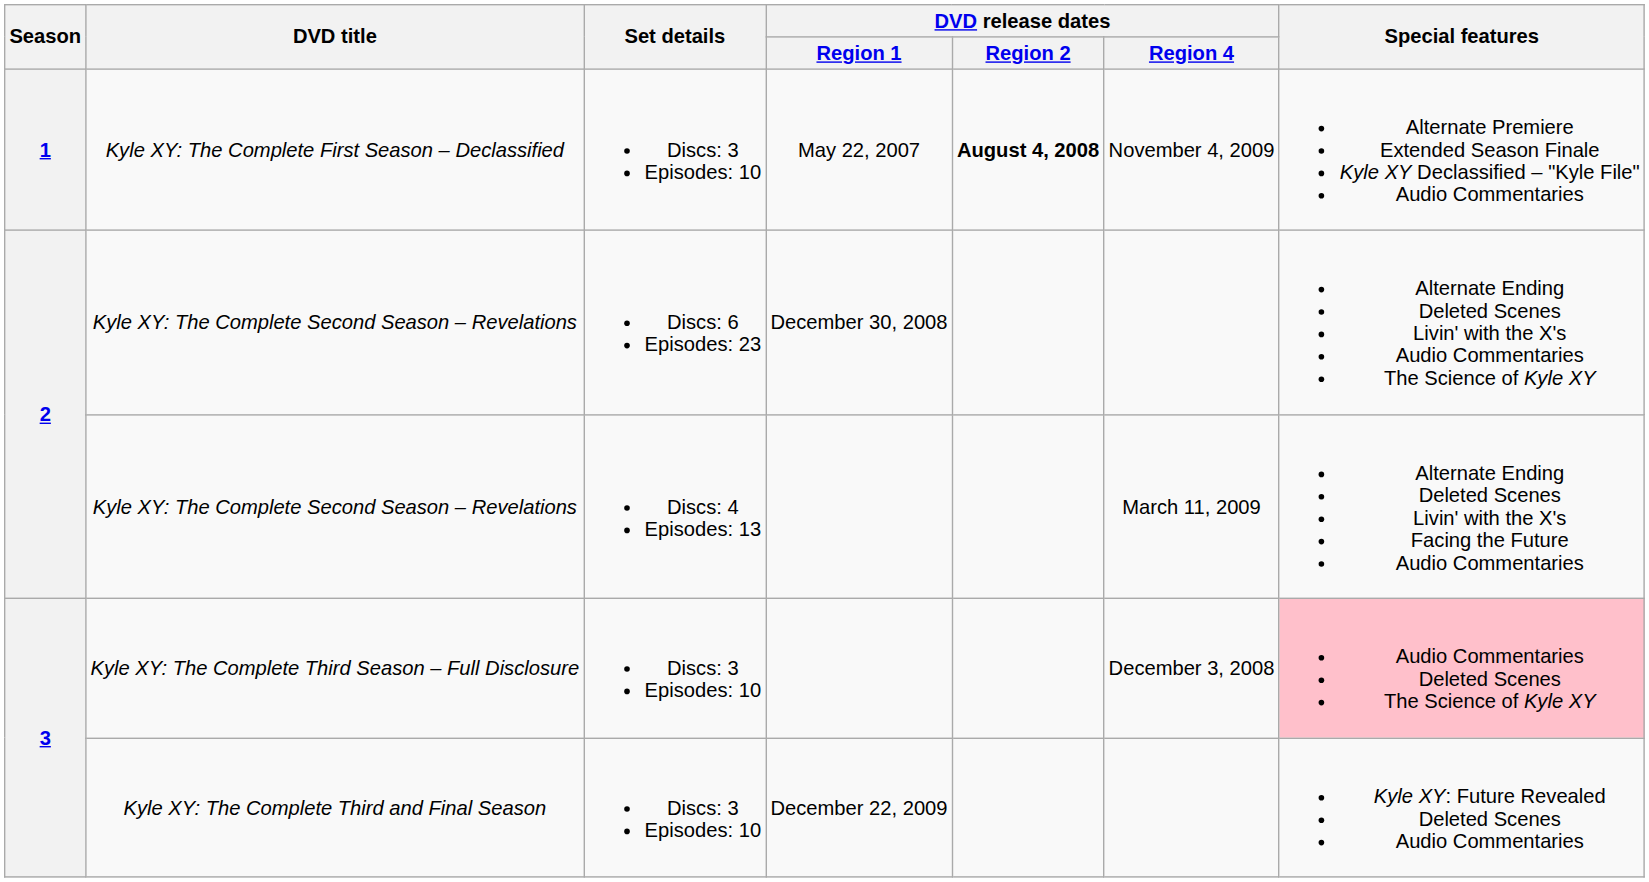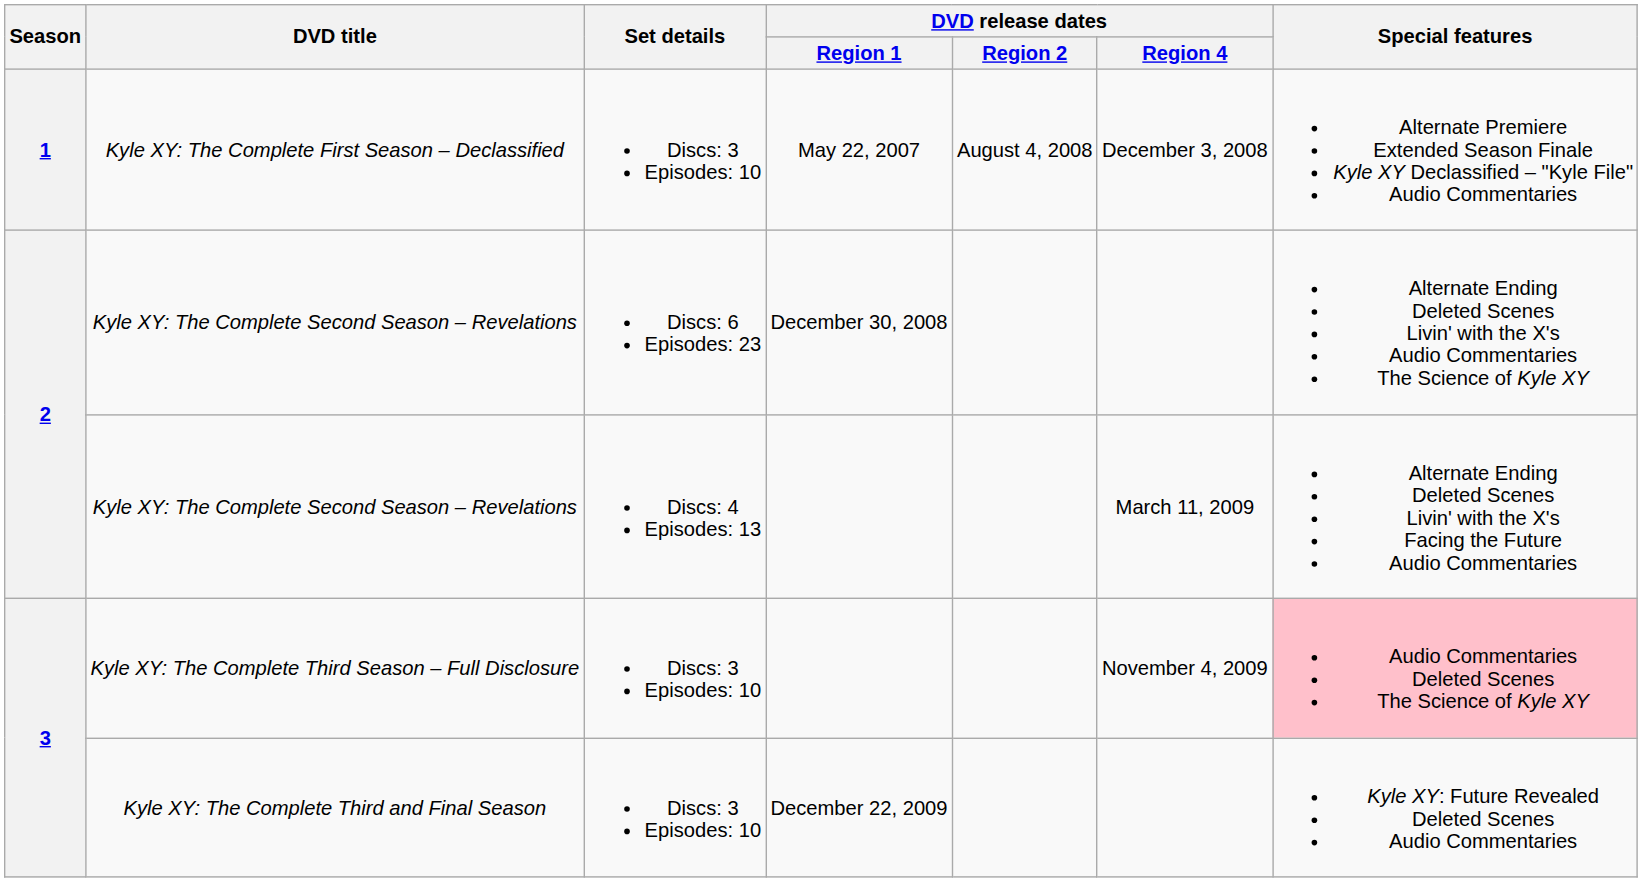(1028, 150) bold -> (1025, 150) normal
(1192, 150) November 4, 2009 -> (1185, 150) December 3, 2008
(1192, 668) December 3, 2008 -> (1185, 668) November 4, 2009
